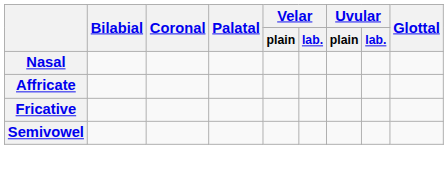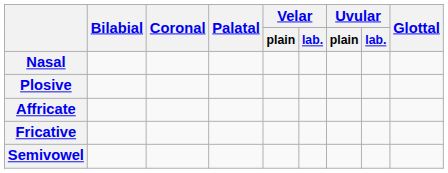+ row: (46, 86)
